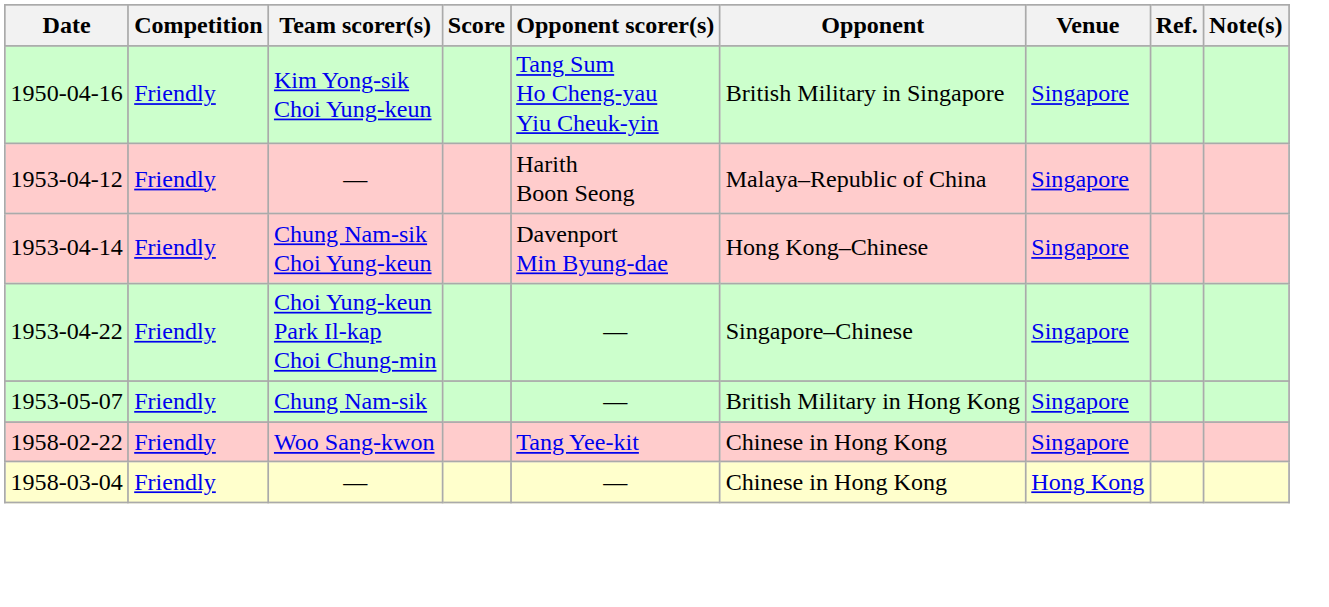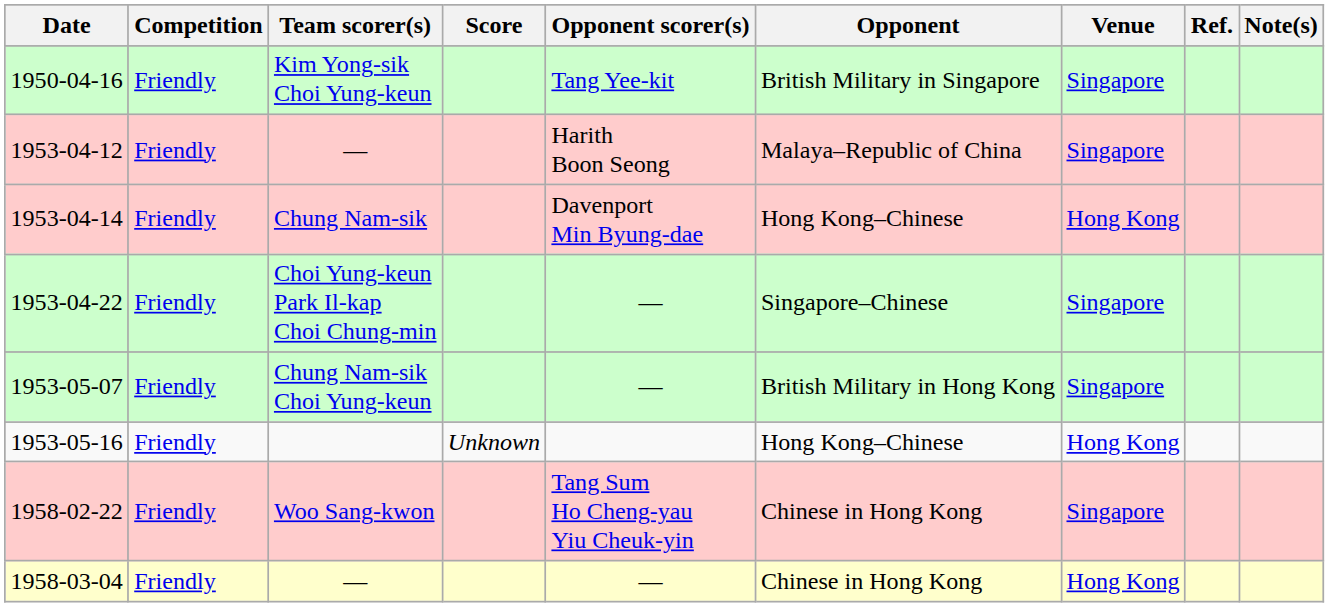(587, 94) Tang Sum Ho Cheng-yau Yiu Cheuk-yin -> (613, 79) Tang Yee-kit
(353, 247) Chung Nam-sik Choi Yung-keun -> (351, 218) Chung Nam-sik
(1080, 247) Singapore -> (1123, 218) Hong Kong
(351, 401) Chung Nam-sik -> (353, 386) Chung Nam-sik Choi Yung-keun
+ row: (67, 441)
(578, 441) Tang Yee-kit -> (623, 511) Tang Sum Ho Cheng-yau Yiu Cheuk-yin
